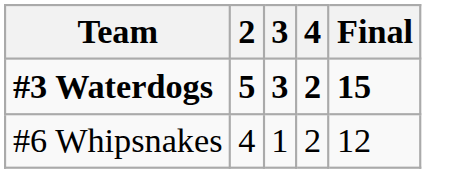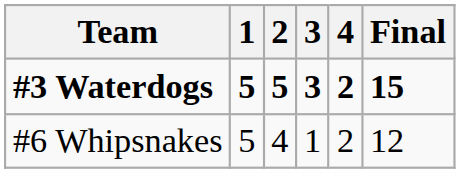+ column: (247, 31)
